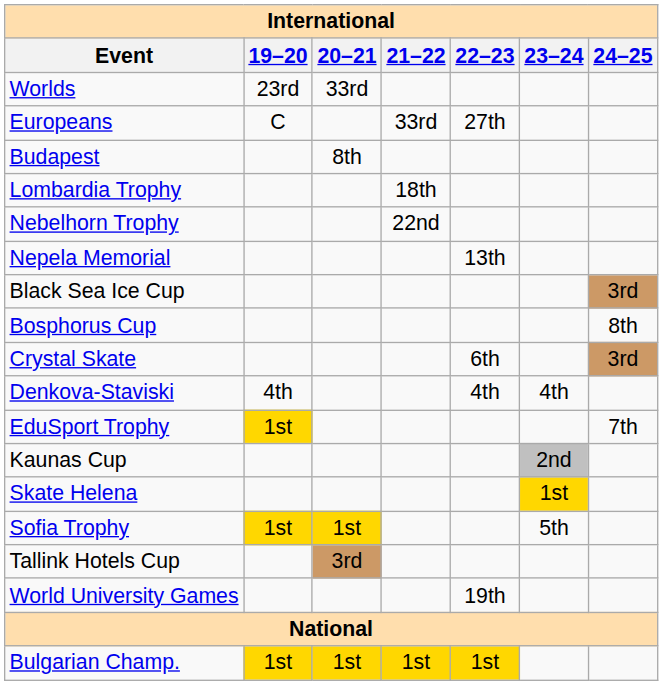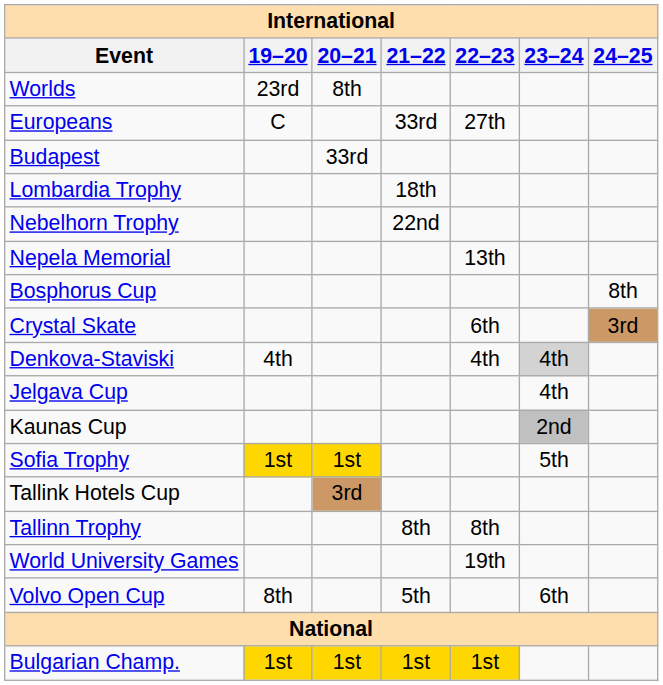(347, 88) 33rd -> (347, 88) 8th
(347, 156) 8th -> (347, 156) 33rd
- row: (97, 291)
(554, 392) no background -> (554, 358) lightgrey background
- row: (89, 426)
+ row: (69, 392)
- row: (73, 493)
+ row: (75, 527)
+ row: (87, 595)
